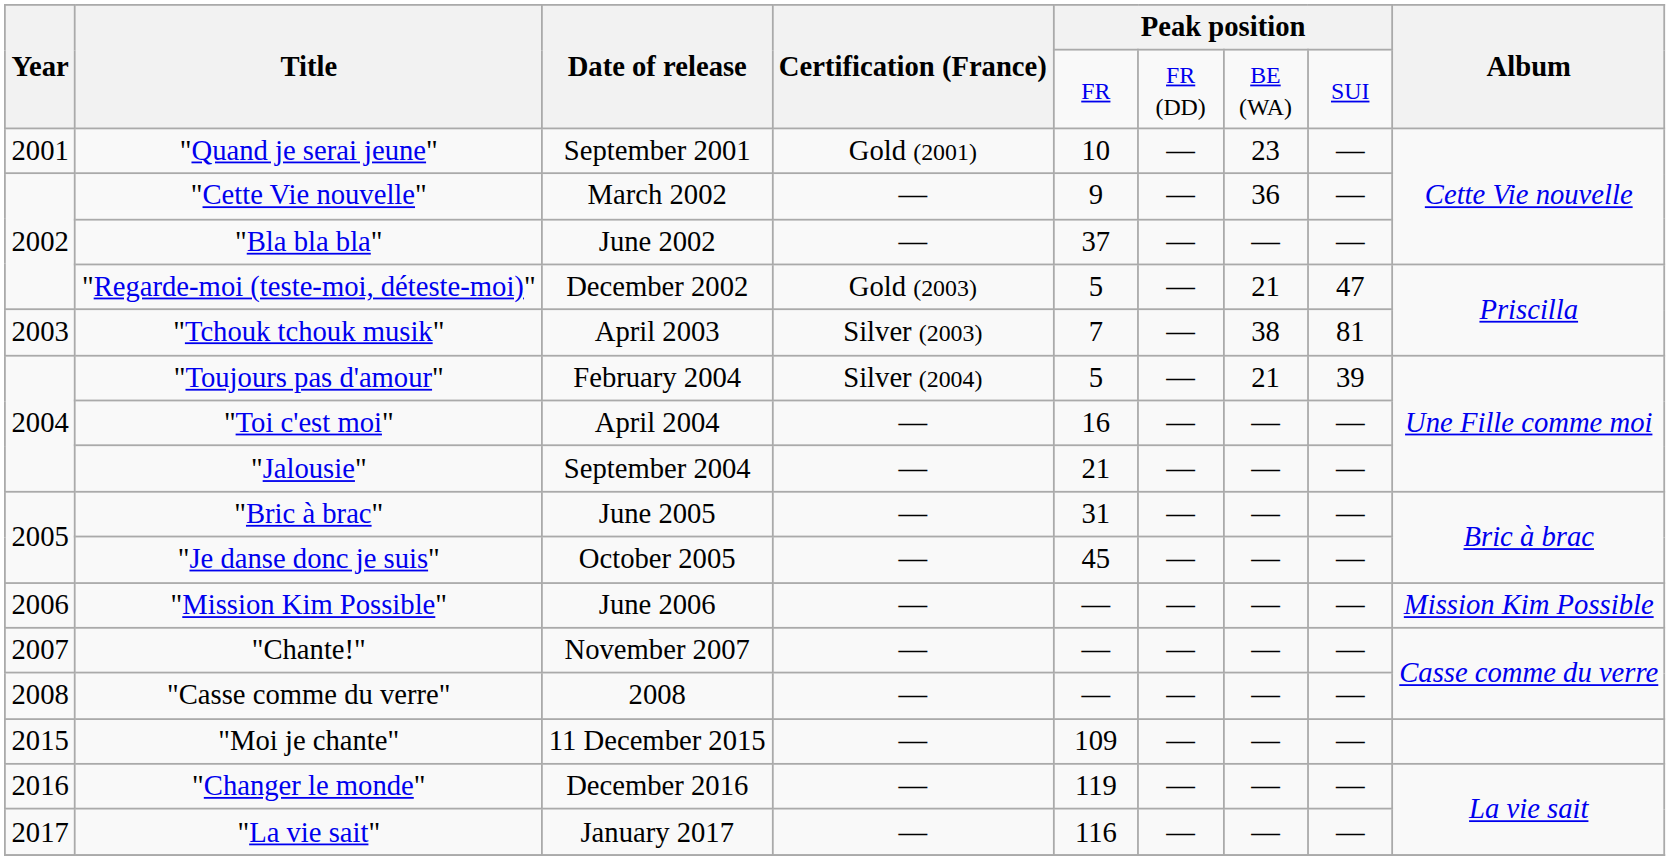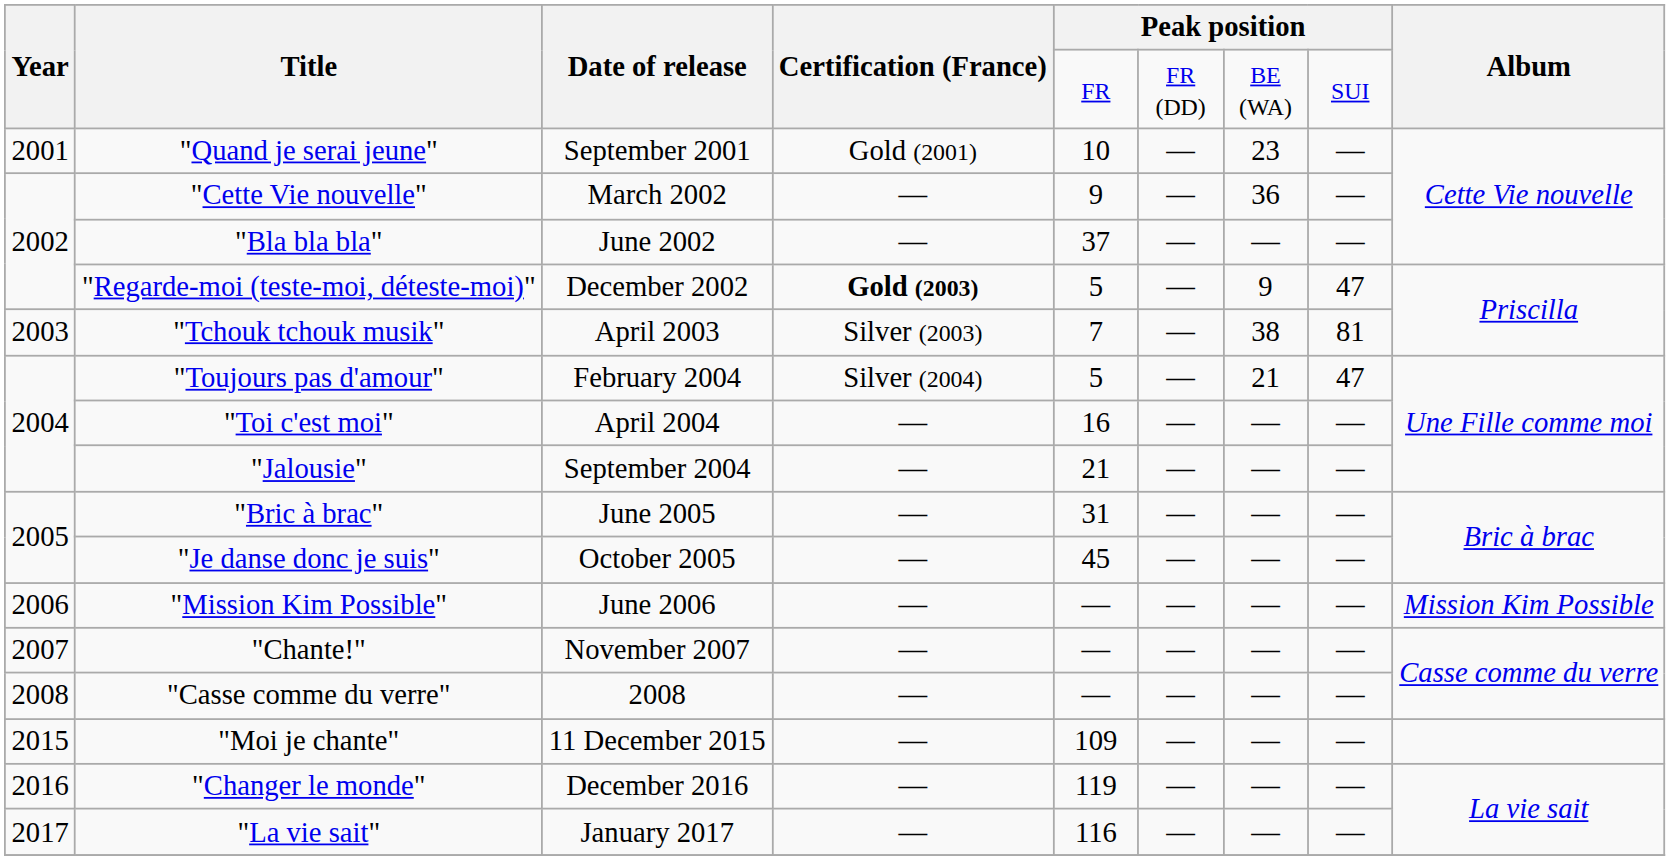(913, 286) normal -> (913, 286) bold
(1265, 286) 21 -> (1265, 286) 9
(1350, 377) 39 -> (1350, 377) 47
